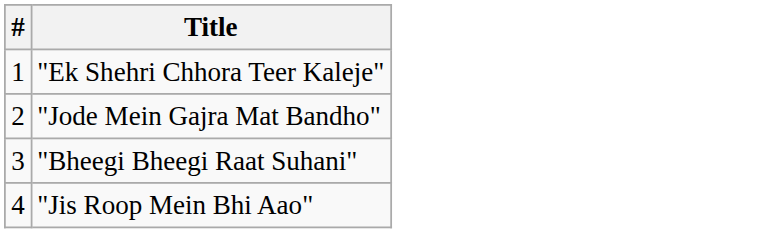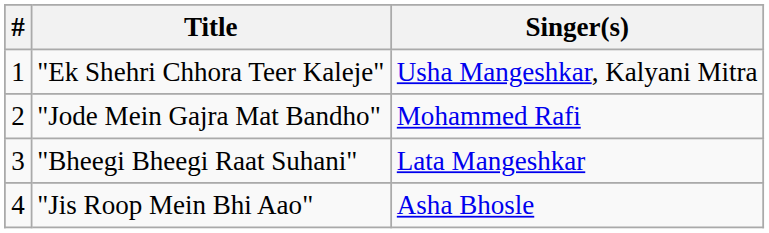+ column: (577, 26)
